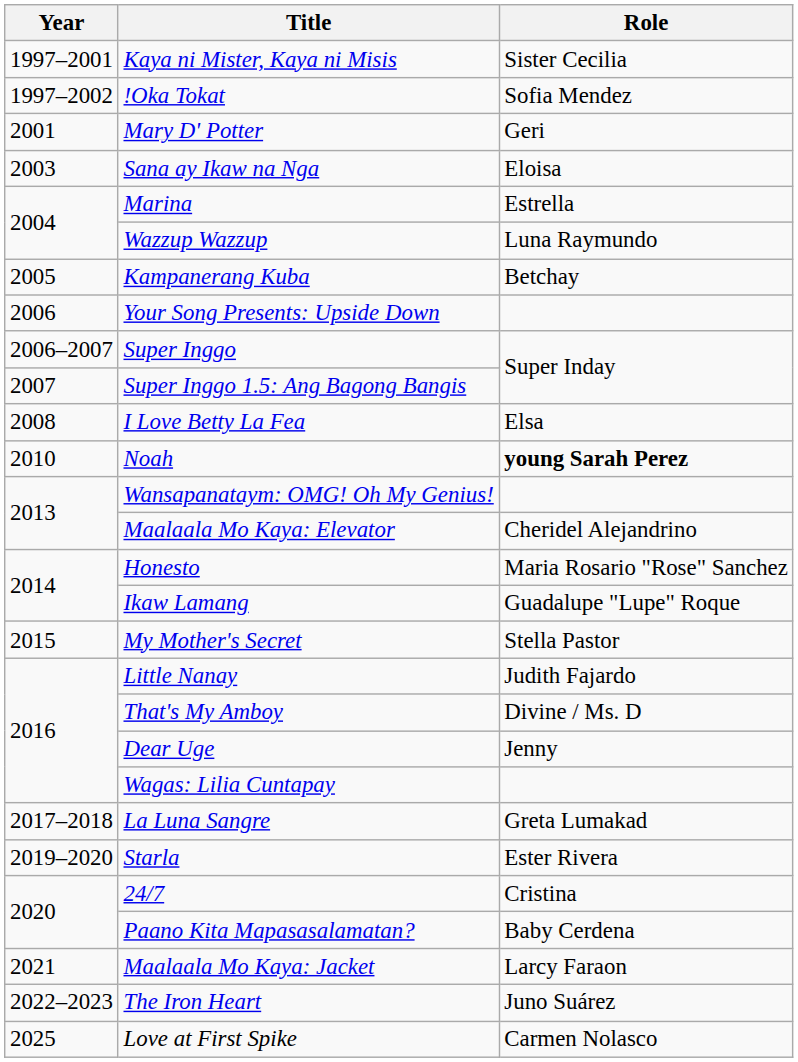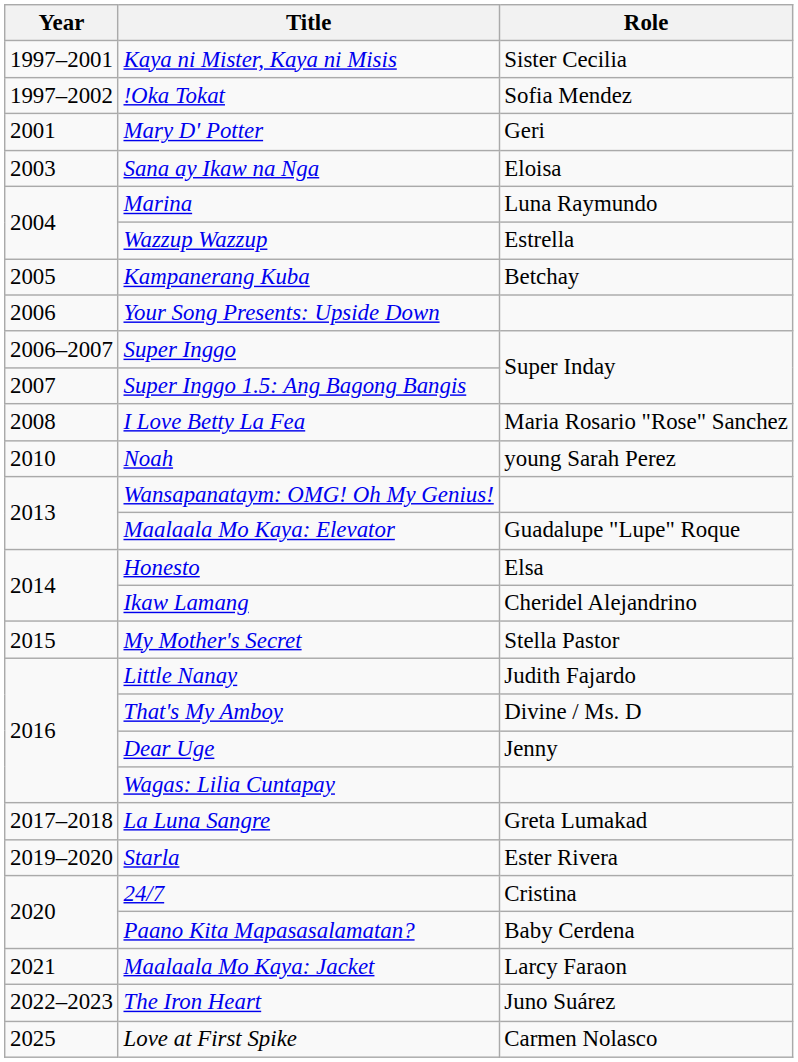(539, 204) Estrella -> (581, 204) Luna Raymundo
(581, 240) Luna Raymundo -> (539, 240) Estrella
(524, 421) Elsa -> (646, 421) Maria Rosario "Rose" Sanchez
(596, 458) bold -> (590, 458) normal
(601, 530) Cheridel Alejandrino -> (622, 530) Guadalupe "Lupe" Roque
(646, 566) Maria Rosario "Rose" Sanchez -> (524, 566) Elsa
(622, 603) Guadalupe "Lupe" Roque -> (601, 603) Cheridel Alejandrino
